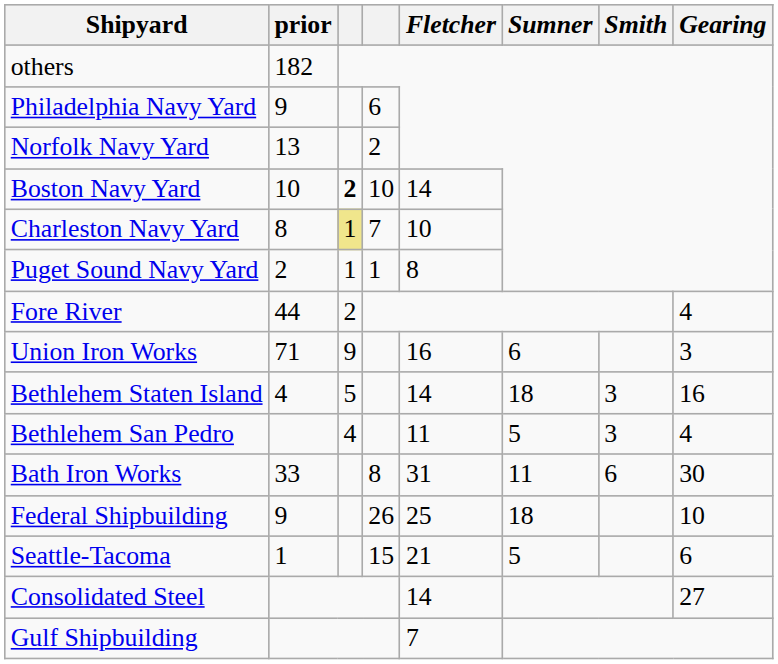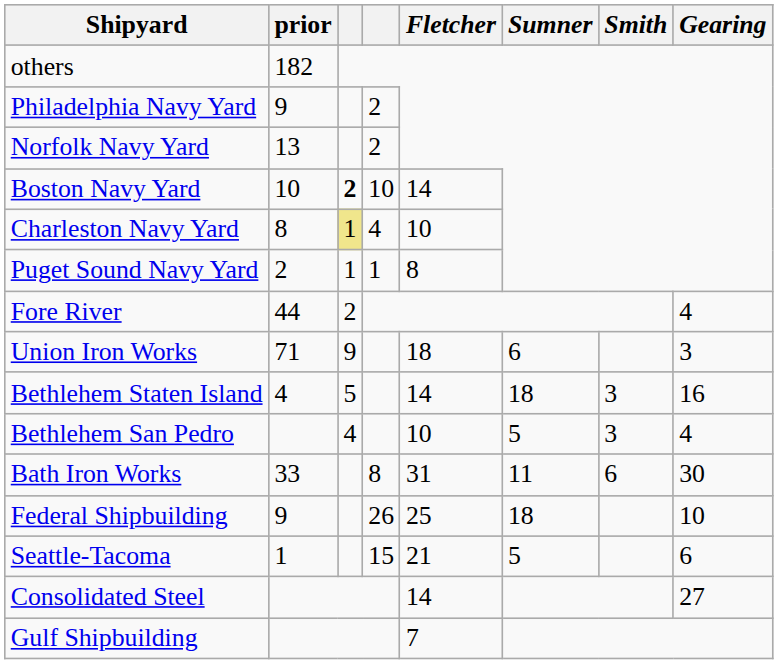(375, 106) 6 -> (375, 106) 2
(375, 229) 7 -> (375, 229) 4
(419, 351) 16 -> (419, 351) 18
(418, 433) 11 -> (419, 433) 10
